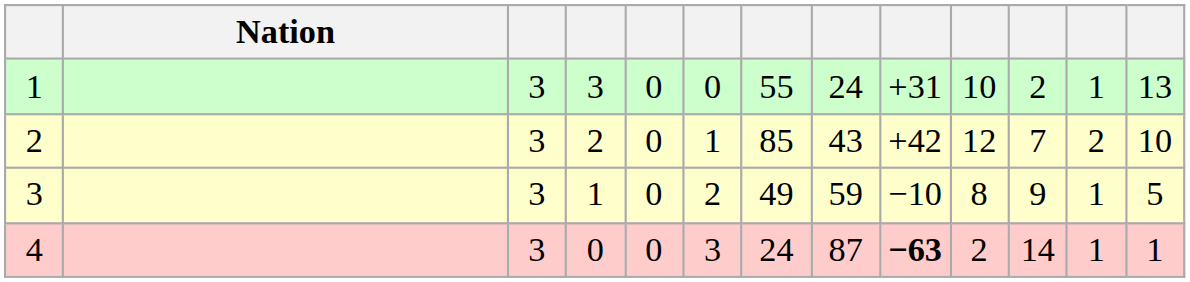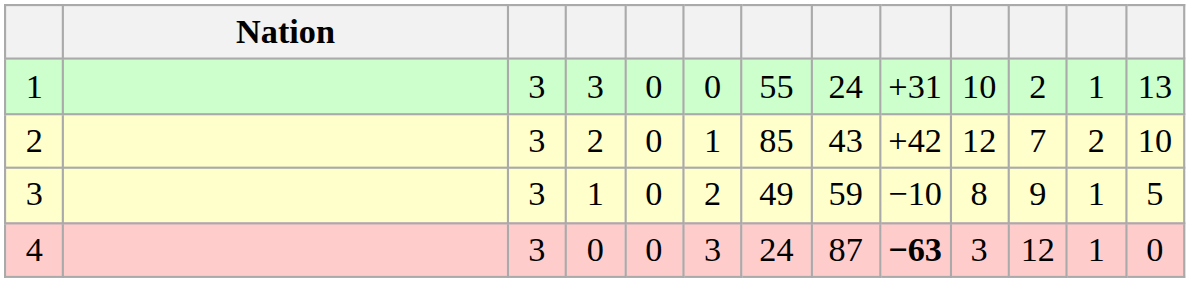(979, 248) 2 -> (979, 248) 3
(1038, 248) 14 -> (1038, 248) 12
(1155, 248) 1 -> (1155, 248) 0
